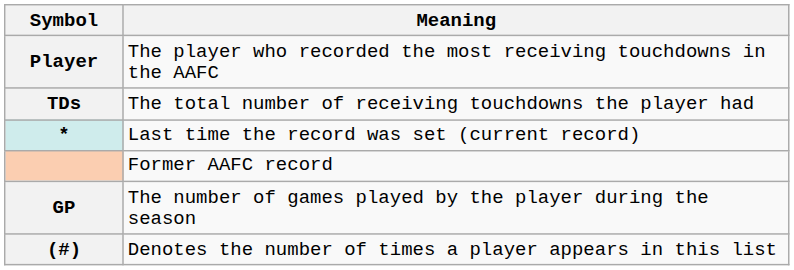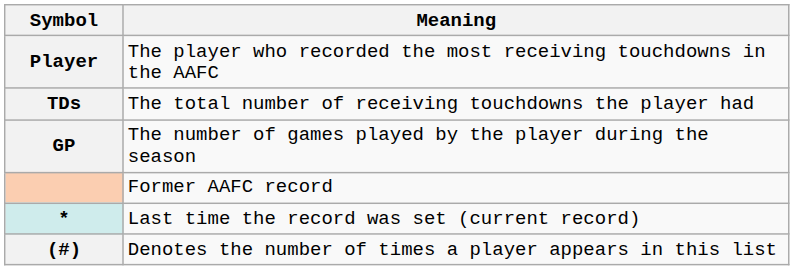rows swapped: (64, 208) <-> (64, 135)
